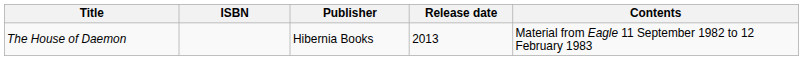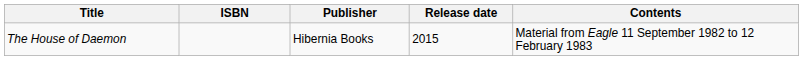(425, 39) 2013 -> (425, 39) 2015
